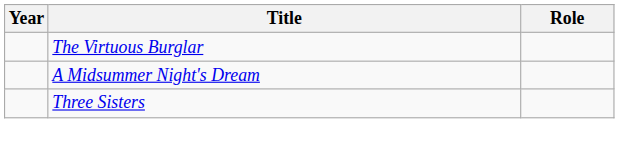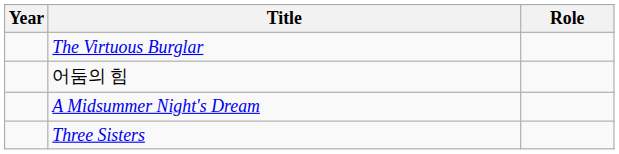+ row: (90, 76)
